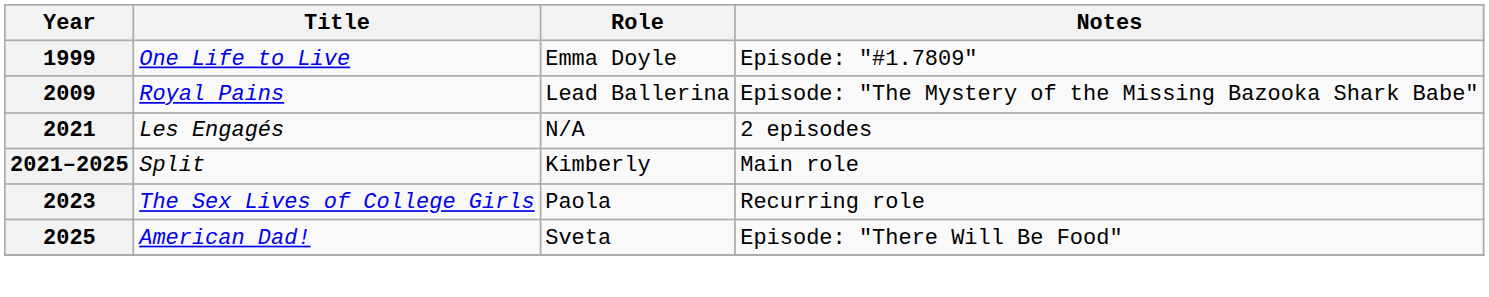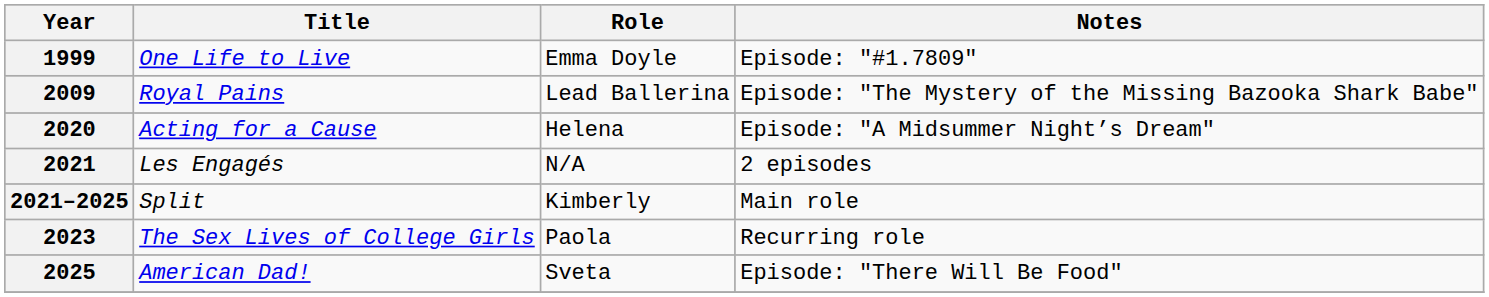+ row: (69, 130)
